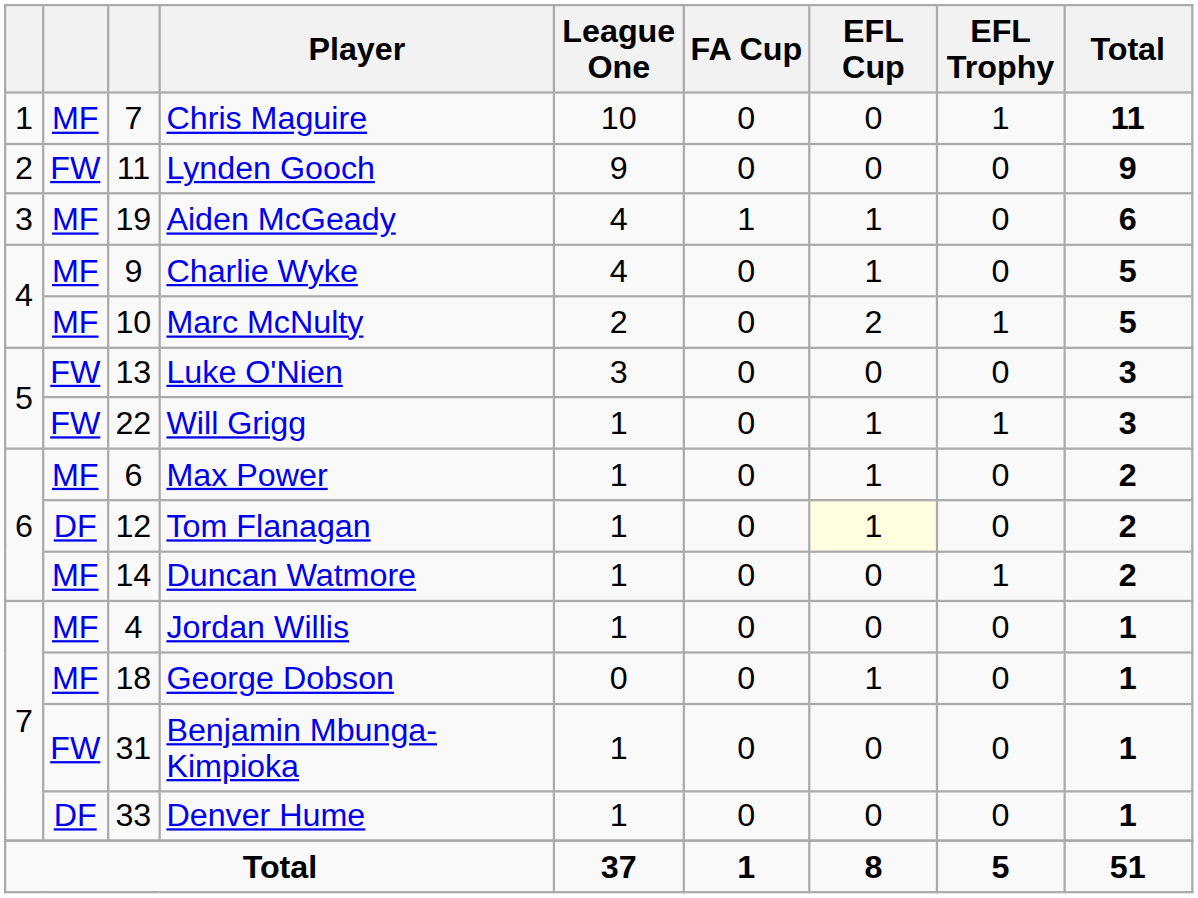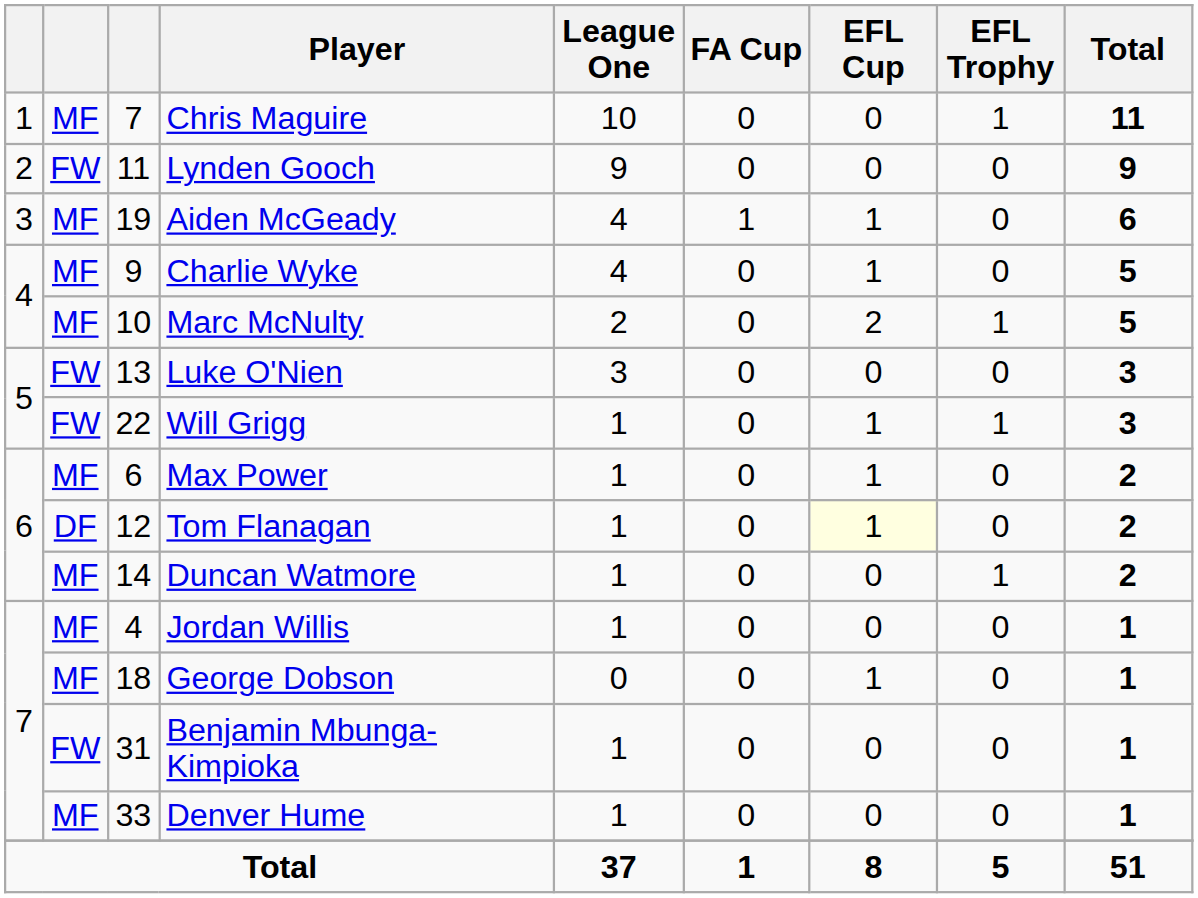(75, 816) DF -> (75, 816) MF
